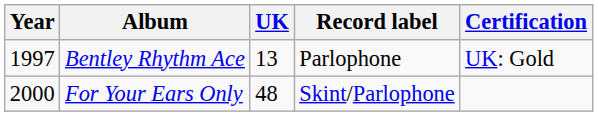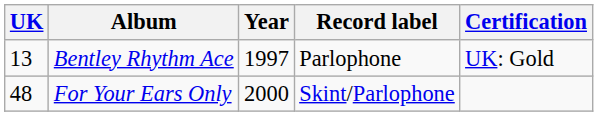columns swapped: (32, 22) <-> (272, 22)
